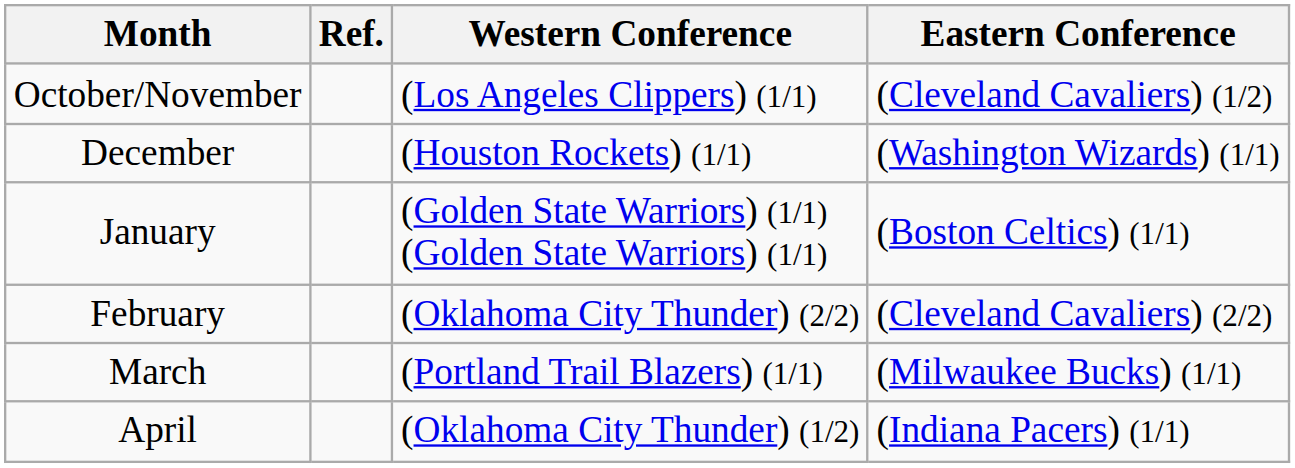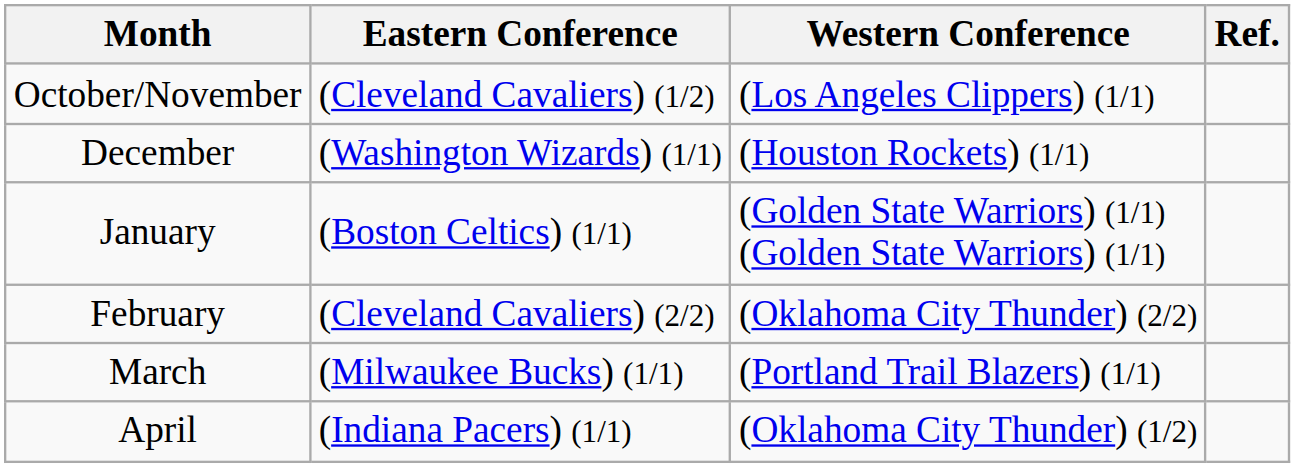columns swapped: (1078, 34) <-> (351, 34)
